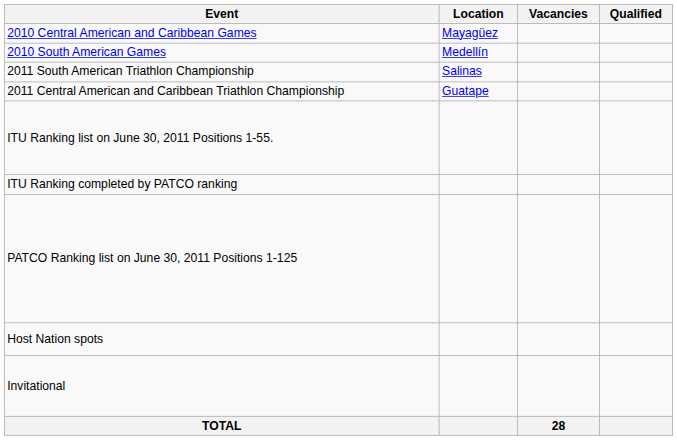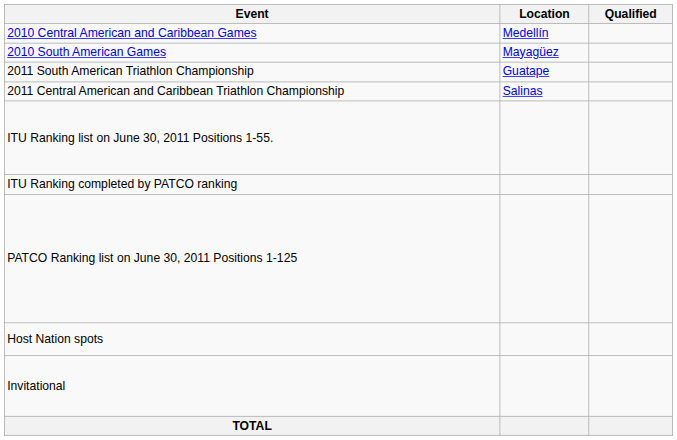- column: (558, 14)
(470, 33) Mayagüez -> (526, 33) Medellín
(465, 52) Medellín -> (531, 52) Mayagüez
(462, 71) Salinas -> (526, 71) Guatape
(465, 91) Guatape -> (523, 91) Salinas
